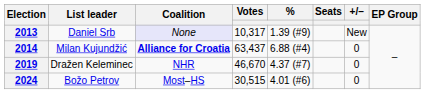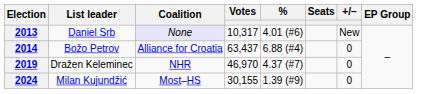(290, 33) 1.39 (#9) -> (283, 33) 4.01 (#6)
(92, 49) Milan Kujundžić -> (92, 49) Božo Petrov
(184, 49) bold -> (180, 49) normal
(250, 65) 46,670 -> (243, 65) 46,970
(92, 81) Božo Petrov -> (92, 81) Milan Kujundžić
(250, 81) 30,515 -> (243, 81) 30,155
(290, 81) 4.01 (#6) -> (283, 81) 1.39 (#9)
